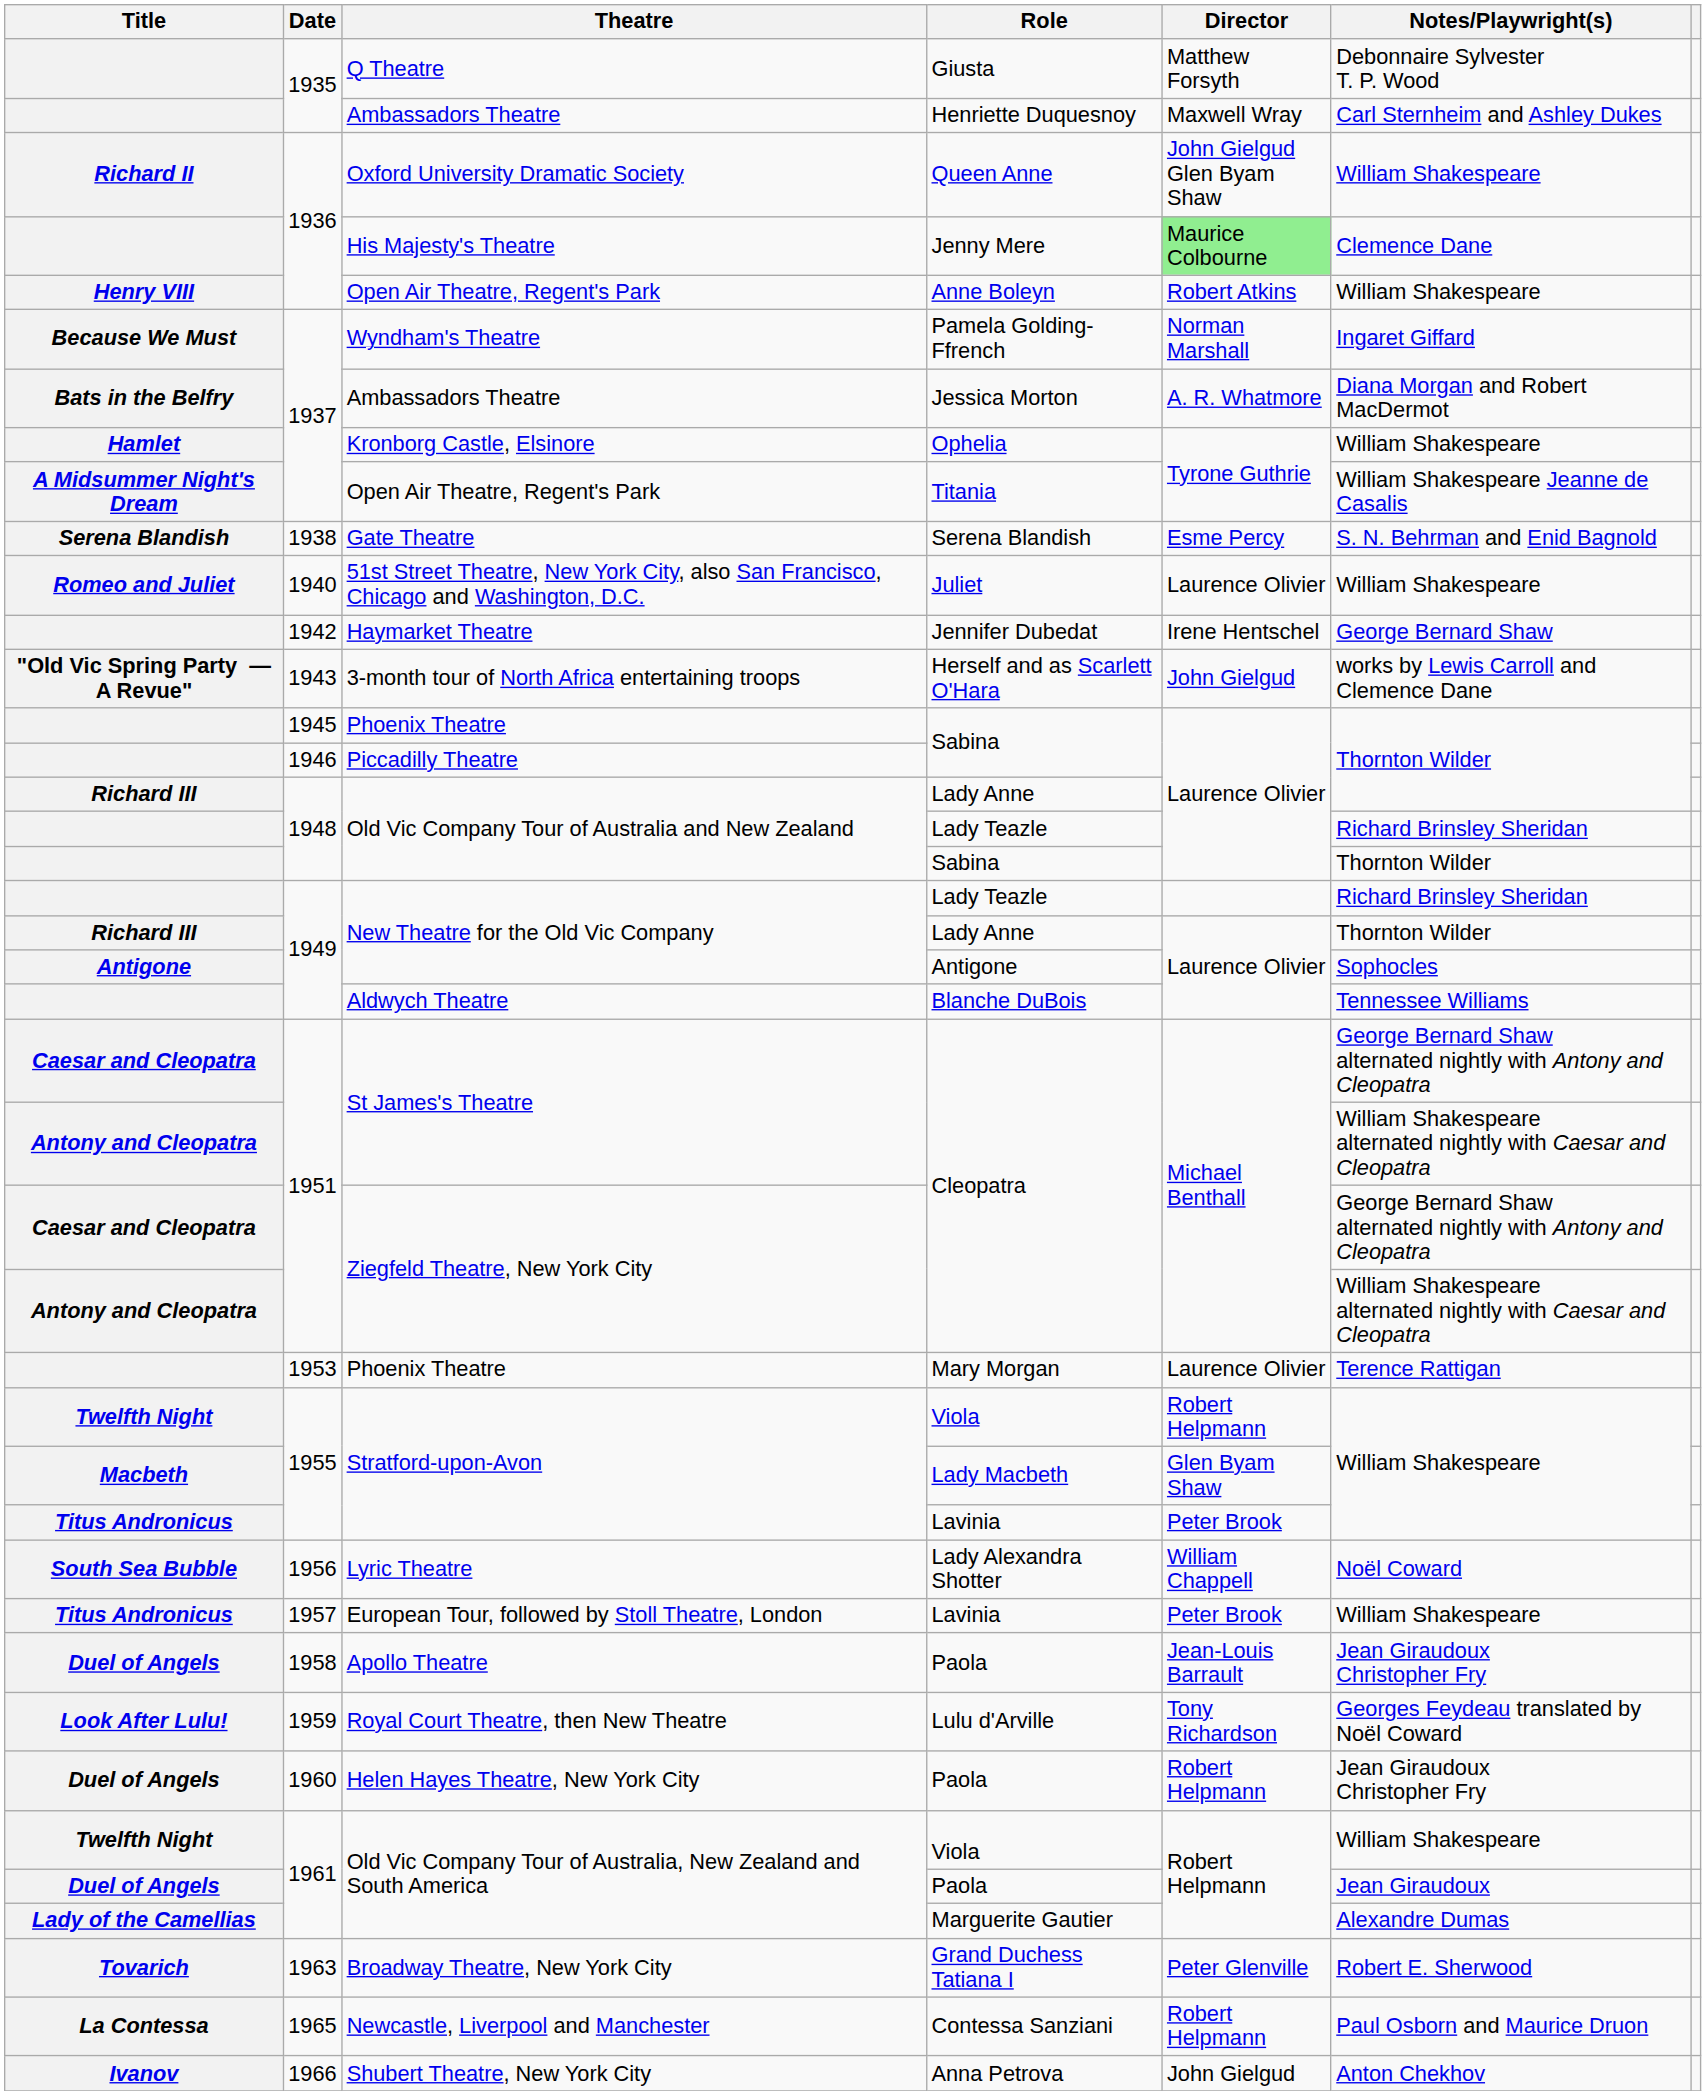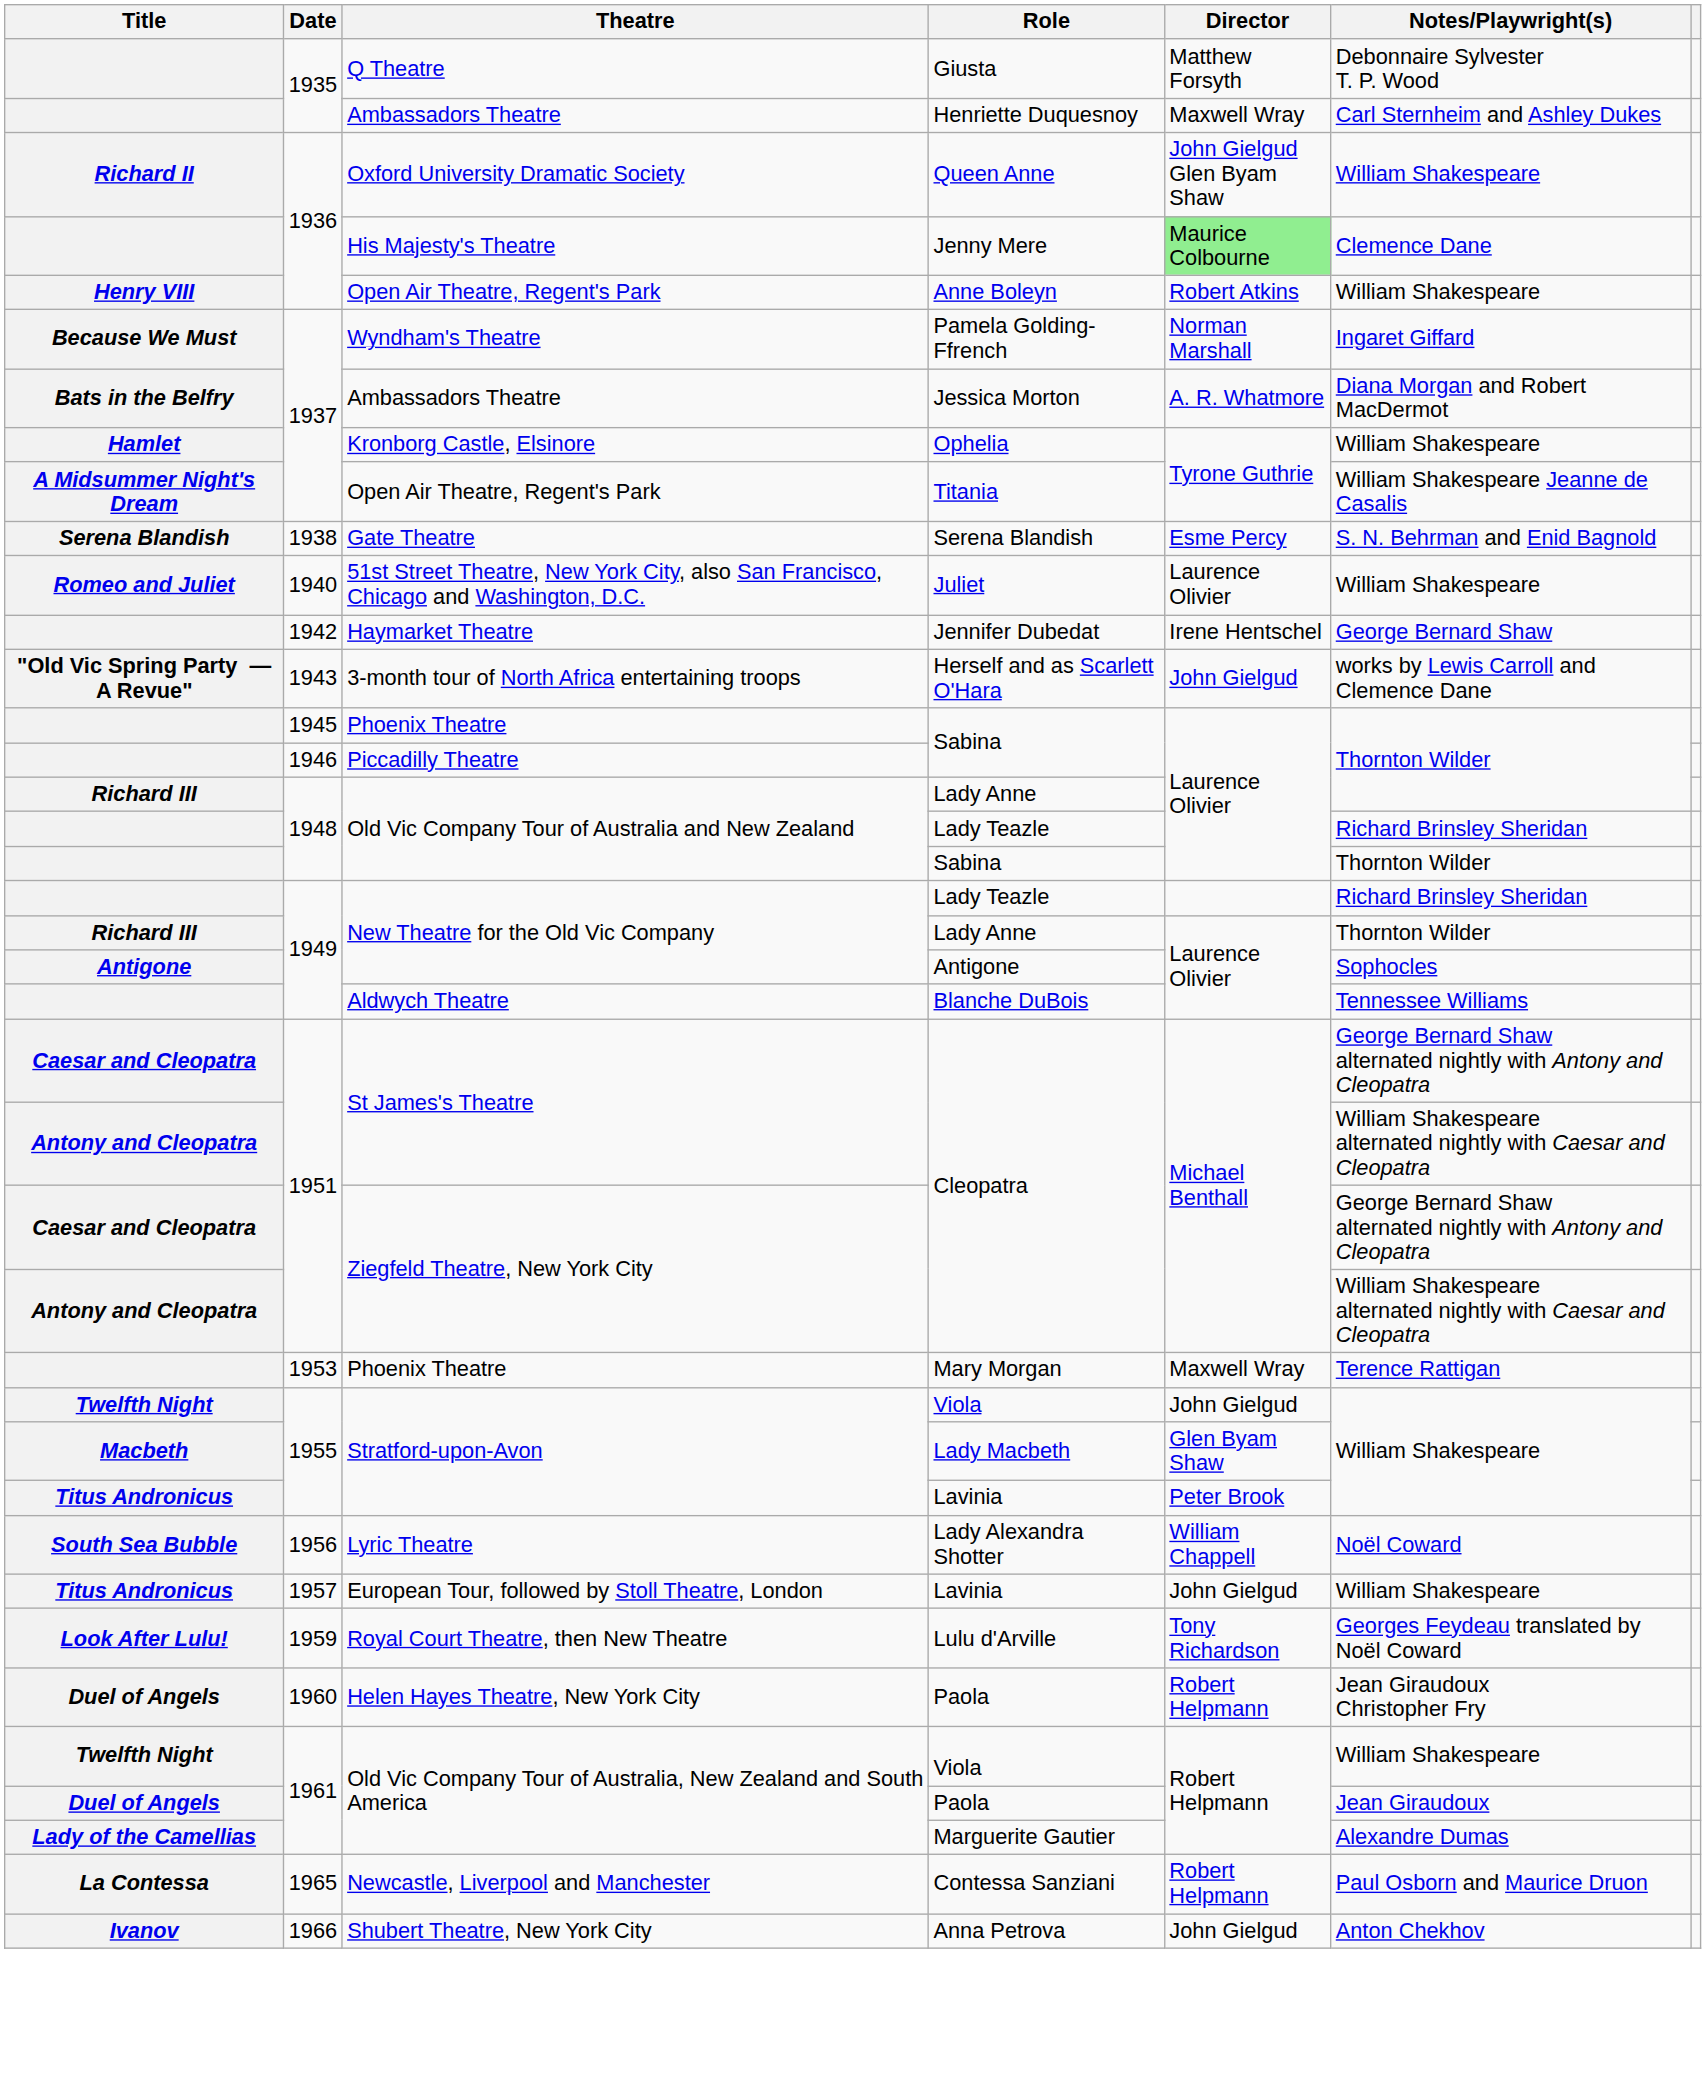(1246, 1369) Laurence Olivier -> (1237, 1369) Maxwell Wray
(1217, 1416) Robert Helpmann -> (1233, 1404) John Gielgud
(1224, 1615) Peter Brook -> (1233, 1591) John Gielgud
- row: (417, 1662)
- row: (509, 1967)
